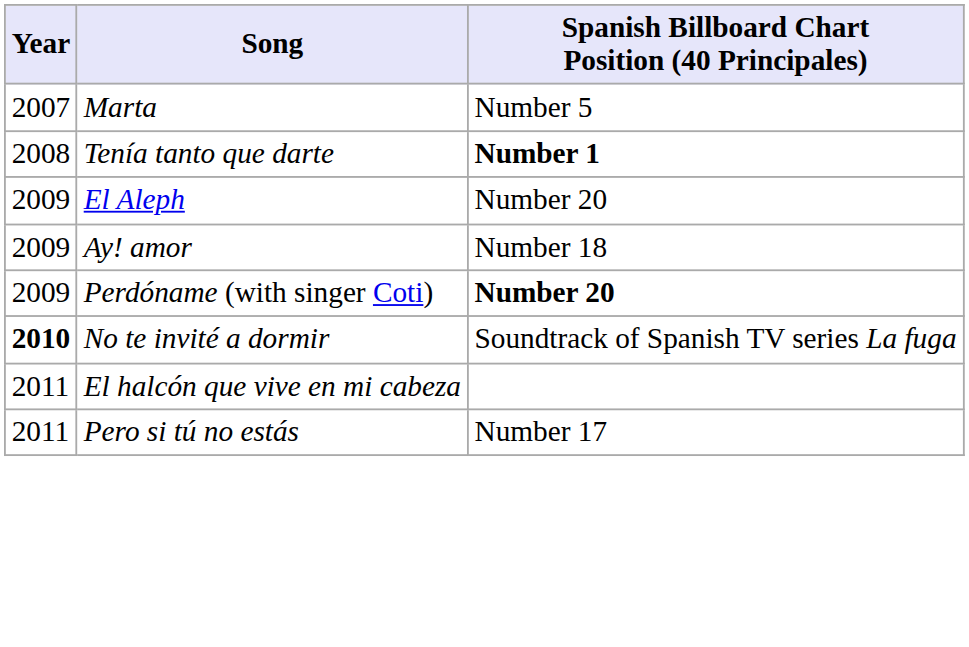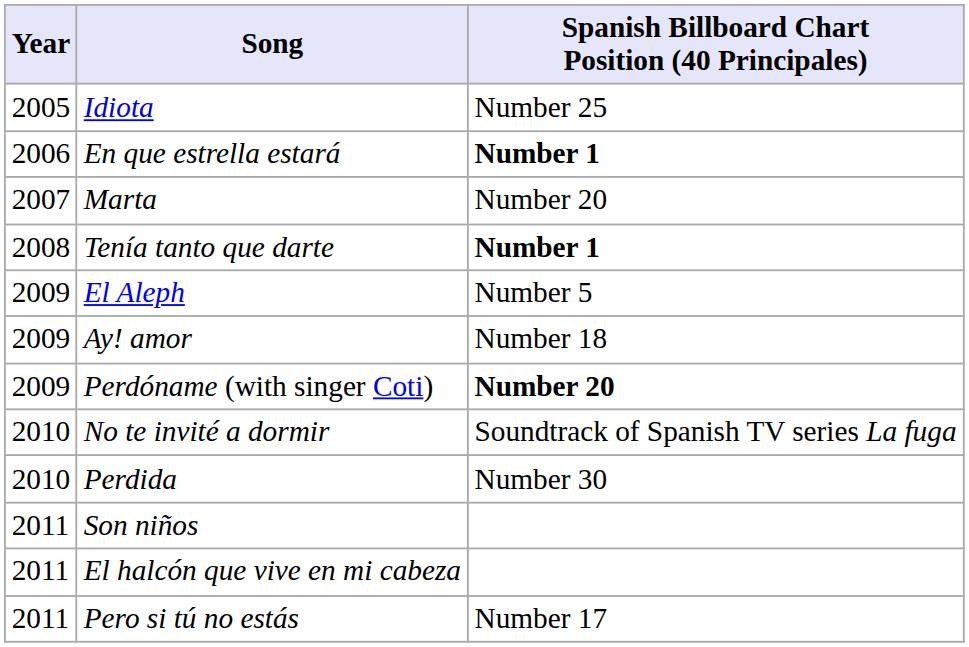+ row: (119, 107)
+ row: (212, 153)
(533, 107) Number 5 -> (541, 199) Number 20
(541, 199) Number 20 -> (533, 292) Number 5
(41, 339) bold -> (41, 432) normal
+ row: (130, 478)
+ row: (141, 525)
